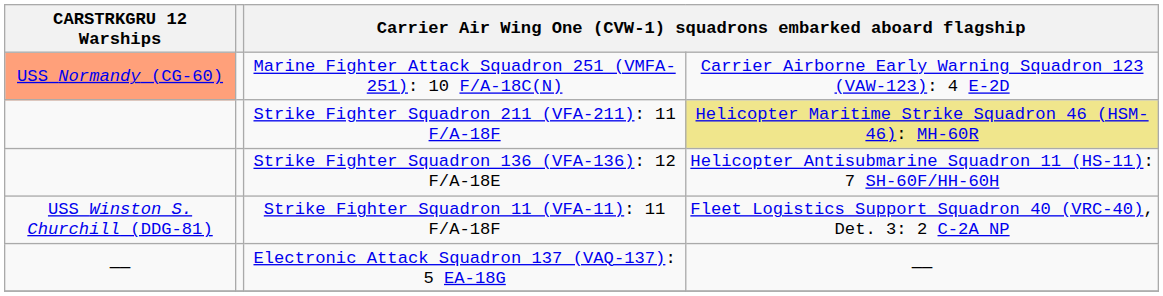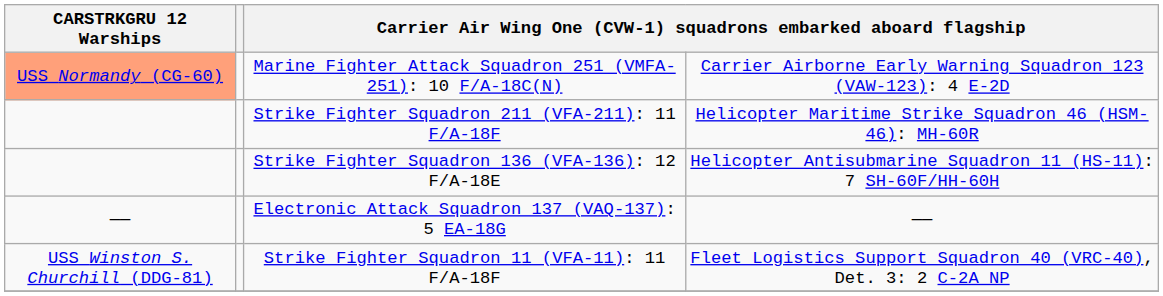(922, 124) khaki background -> (922, 124) no background
rows swapped: (465, 220) <-> (465, 267)
